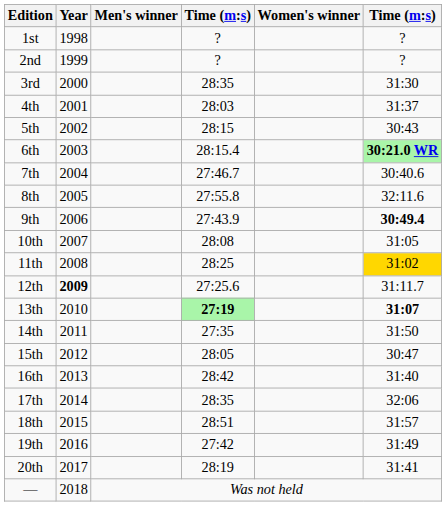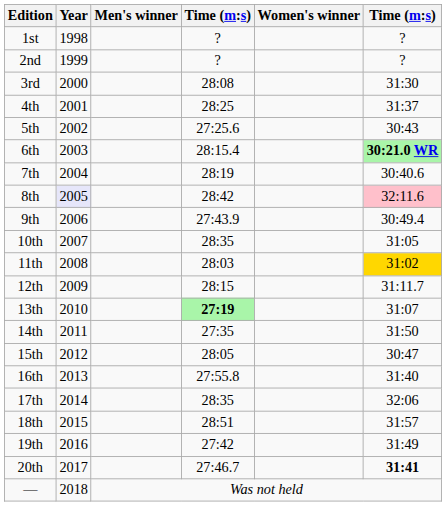(218, 83) 28:35 -> (218, 83) 28:08
(218, 106) 28:03 -> (218, 106) 28:25
(218, 128) 28:15 -> (218, 128) 27:25.6
(218, 173) 27:46.7 -> (218, 173) 28:19
(74, 196) no background -> (74, 196) lavender background
(218, 196) 27:55.8 -> (218, 196) 28:42
(403, 196) no background -> (403, 196) pink background
(403, 219) bold -> (403, 219) normal
(218, 241) 28:08 -> (218, 241) 28:35
(218, 264) 28:25 -> (218, 264) 28:03
(74, 286) bold -> (74, 286) normal
(218, 286) 27:25.6 -> (218, 286) 28:15
(403, 309) bold -> (403, 309) normal
(218, 377) 28:42 -> (218, 377) 27:55.8
(218, 467) 28:19 -> (218, 467) 27:46.7
(403, 467) normal -> (403, 467) bold
